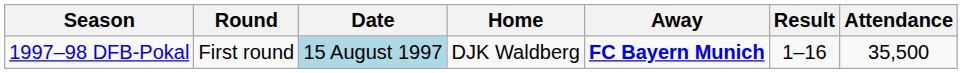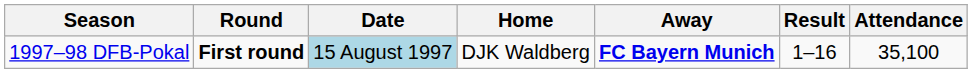(246, 52) normal -> (251, 52) bold
(899, 52) 35,500 -> (909, 52) 35,100
